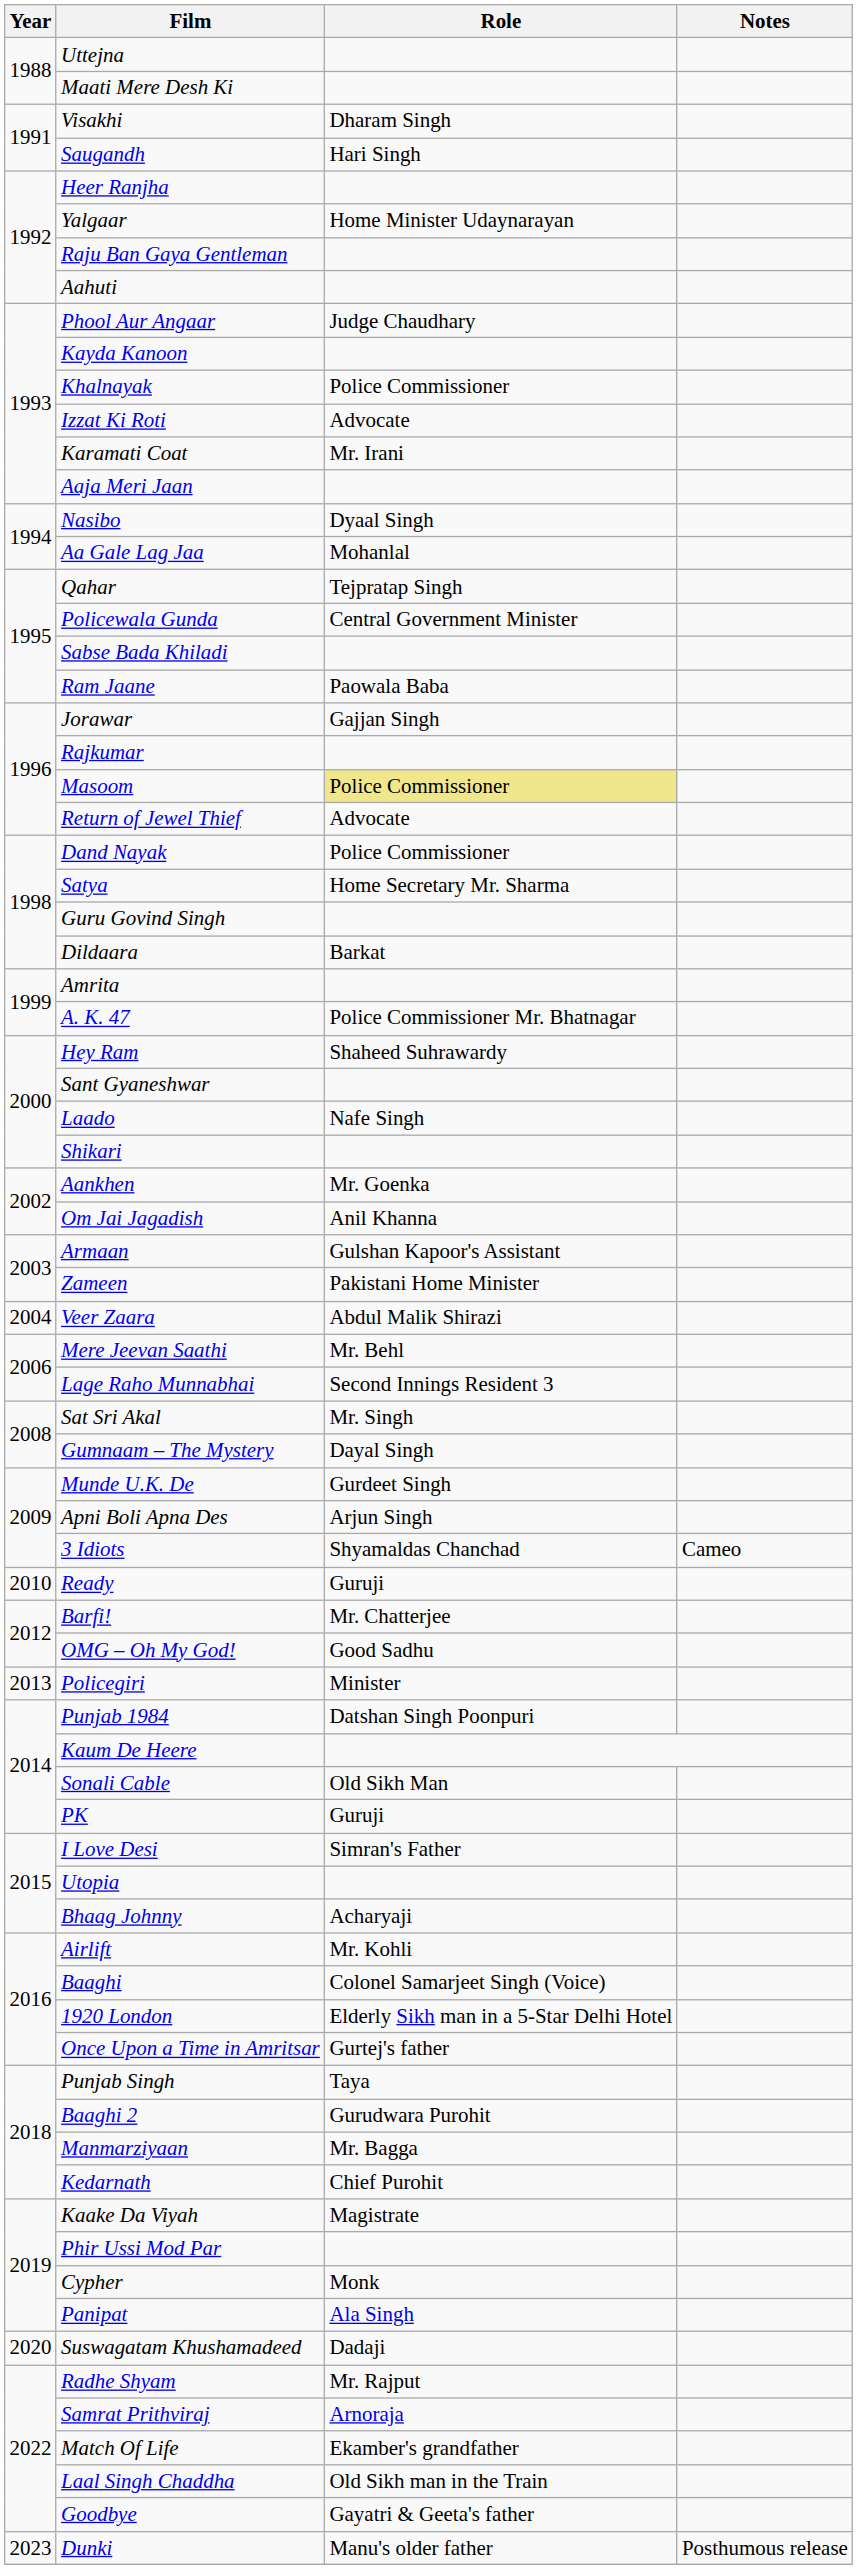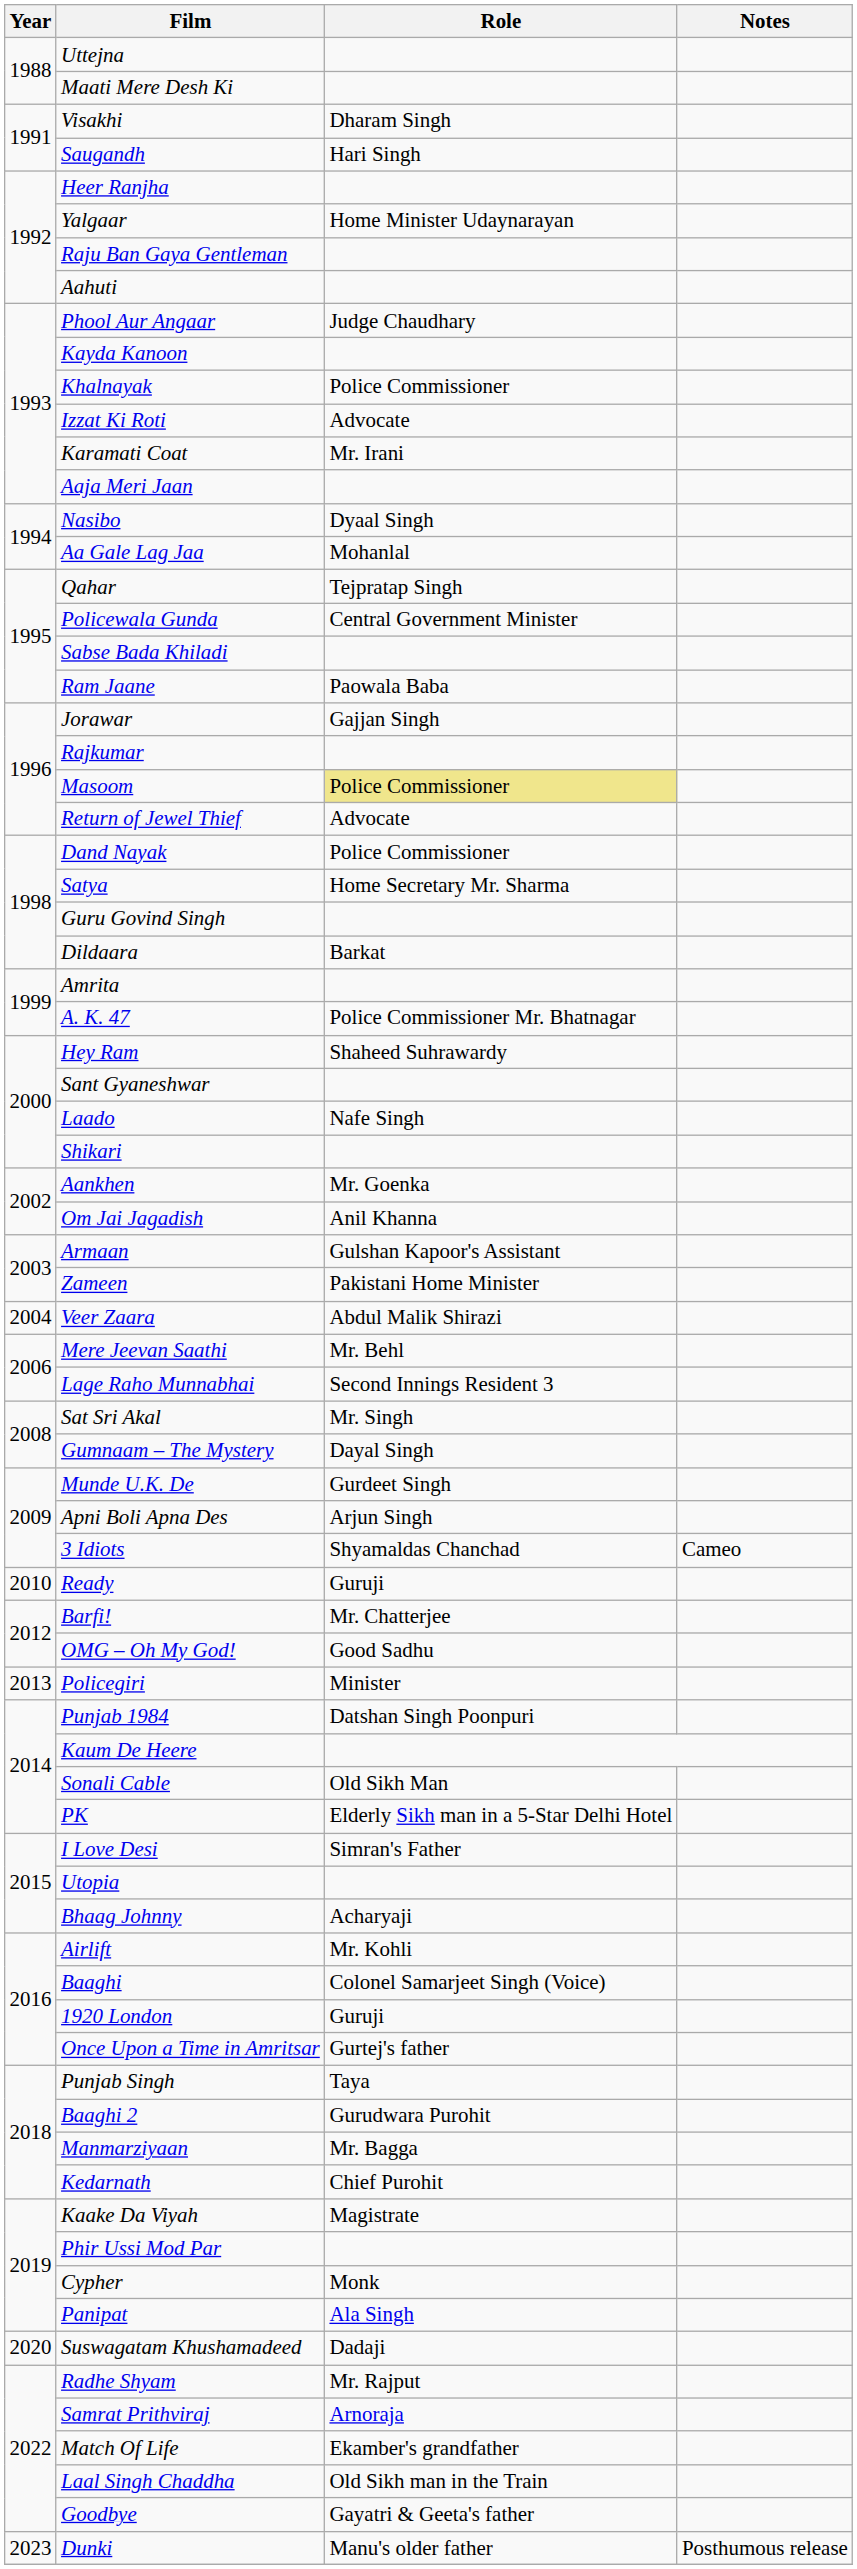(357, 1816) Guruji -> (501, 1816) Elderly Sikh man in a 5-Star Delhi Hotel
(501, 2015) Elderly Sikh man in a 5-Star Delhi Hotel -> (357, 2015) Guruji
